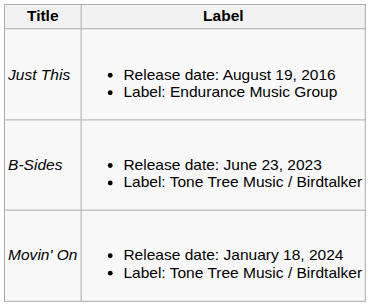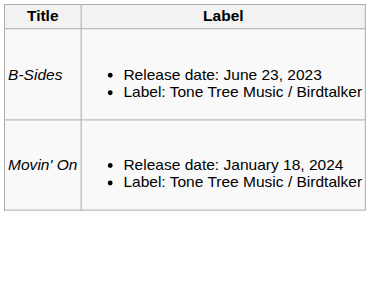- row: (39, 74)
